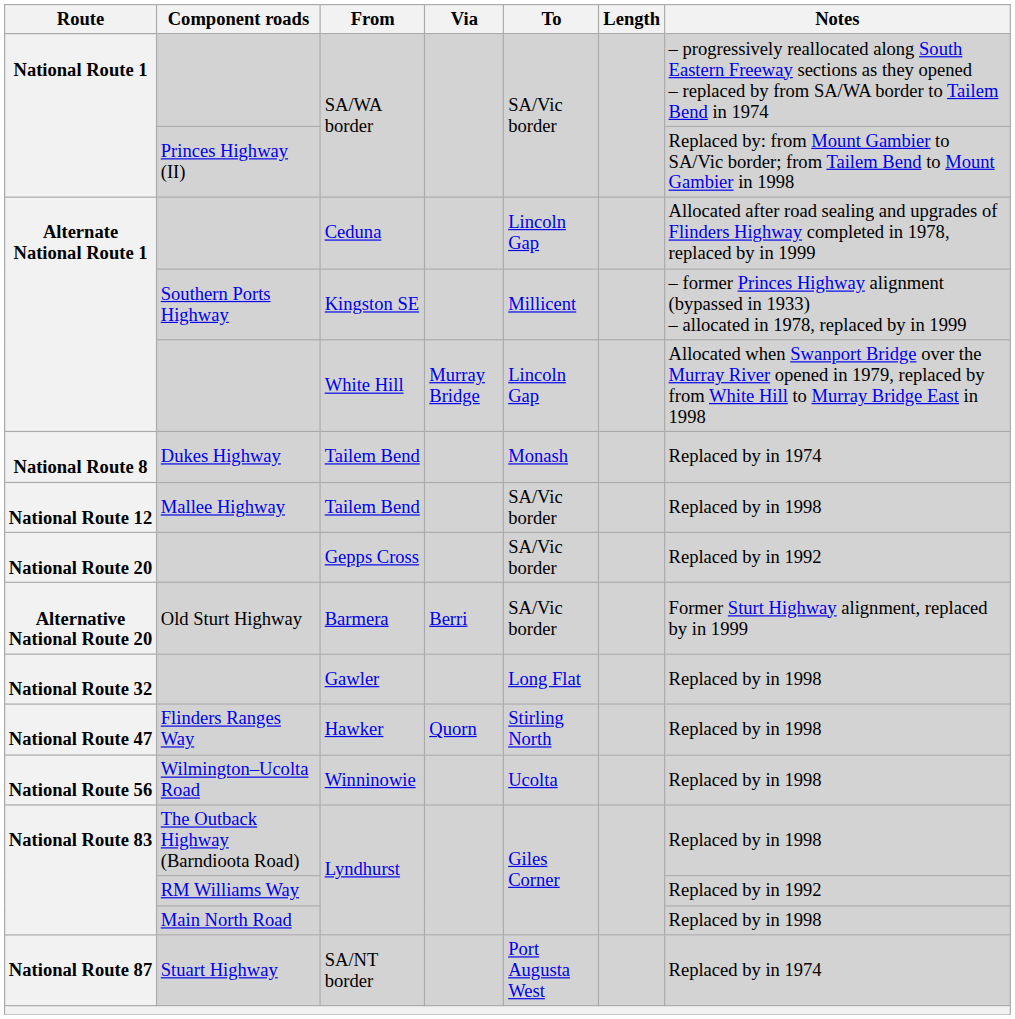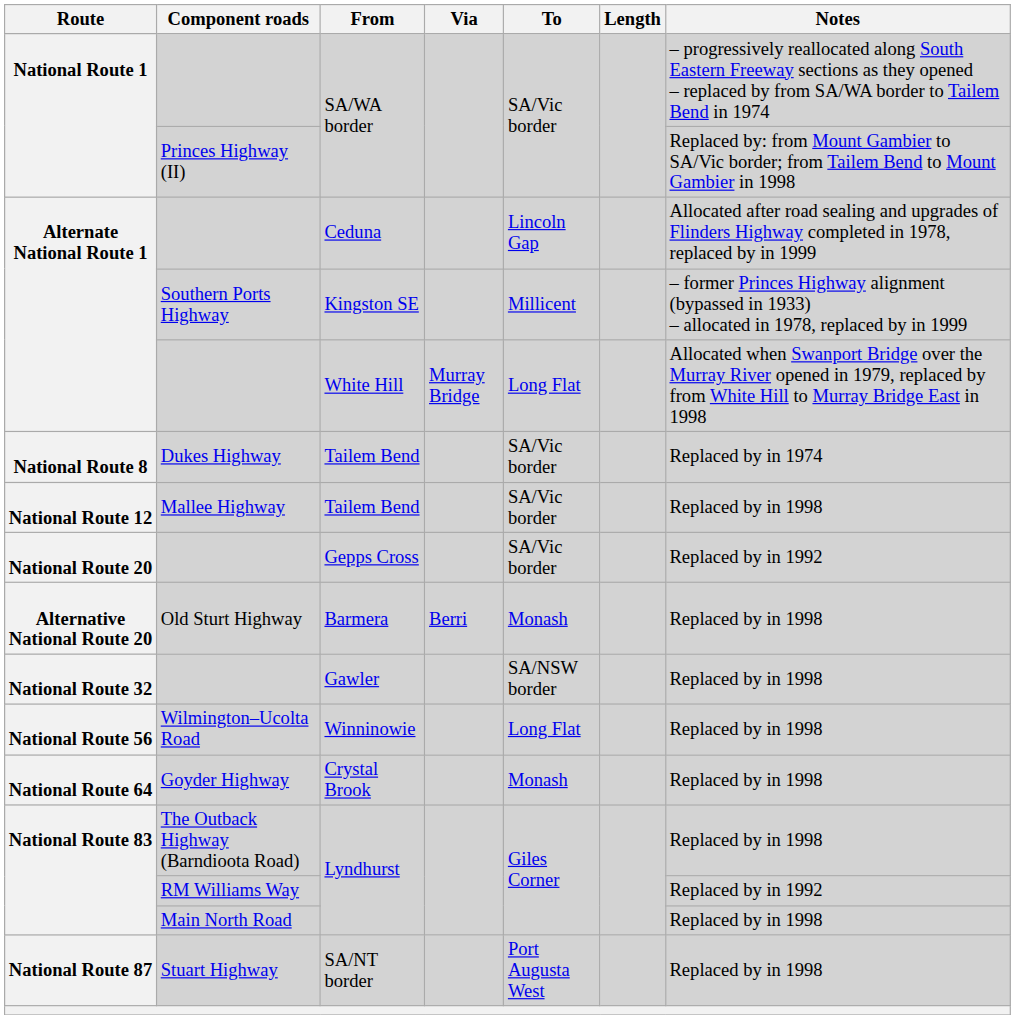(537, 385) Lincoln Gap -> (544, 385) Long Flat
(538, 456) Monash -> (535, 456) SA/Vic border
(535, 618) SA/Vic border -> (538, 618) Monash
(828, 618) Former Sturt Highway alignment, replaced by in 1999 -> (746, 618) Replaced by in 1998
(545, 678) Long Flat -> (543, 678) SA/NSW border
- row: (221, 729)
(533, 779) Ucolta -> (544, 729) Long Flat
+ row: (225, 779)
(745, 970) Replaced by in 1974 -> (746, 970) Replaced by in 1998
